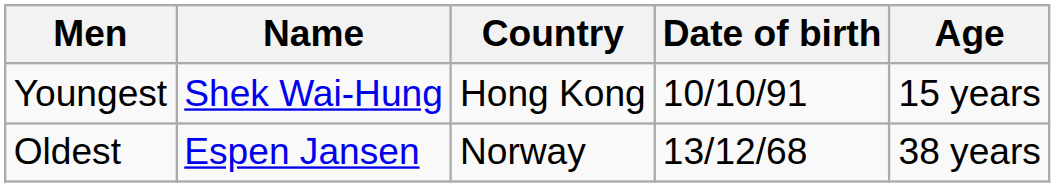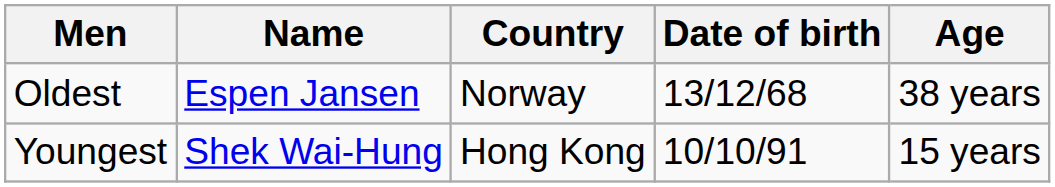rows swapped: (90, 92) <-> (67, 151)
